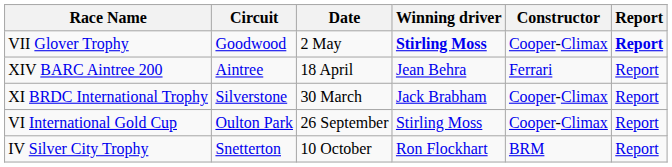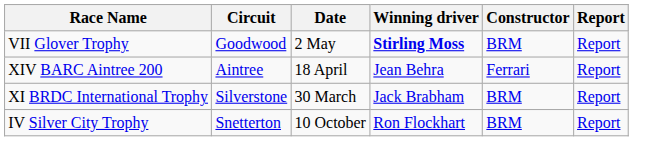(558, 44) Cooper-Climax -> (504, 44) BRM
(639, 44) bold -> (599, 44) normal
(558, 96) Cooper-Climax -> (504, 96) BRM
- row: (93, 123)
